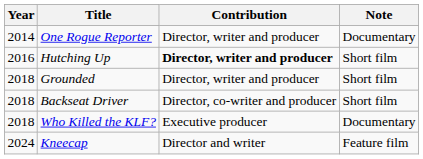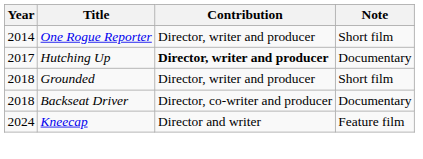(379, 36) Documentary -> (366, 36) Short film
(21, 57) 2016 -> (21, 57) 2017
(370, 57) Short film -> (375, 57) Documentary
(370, 100) Short film -> (375, 100) Documentary
- row: (98, 121)
